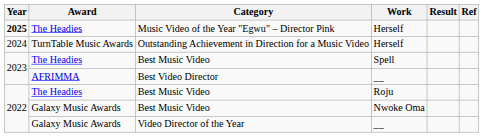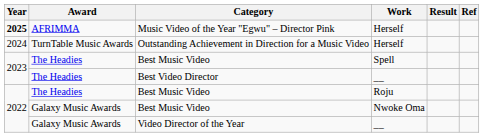(57, 28) The Headies -> (56, 28) AFRIMMA
(56, 76) AFRIMMA -> (57, 76) The Headies
